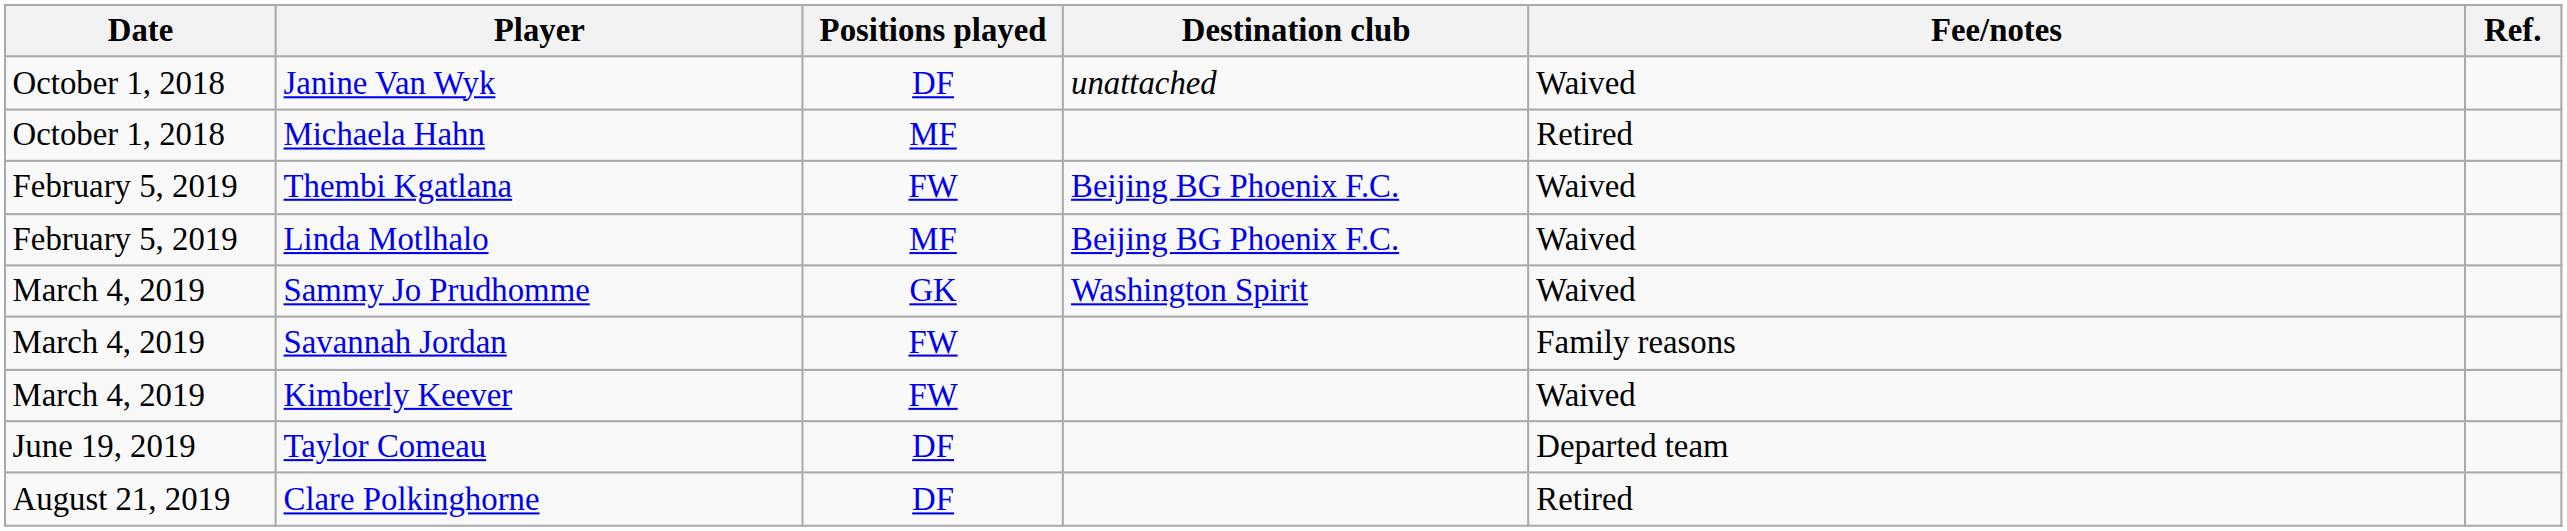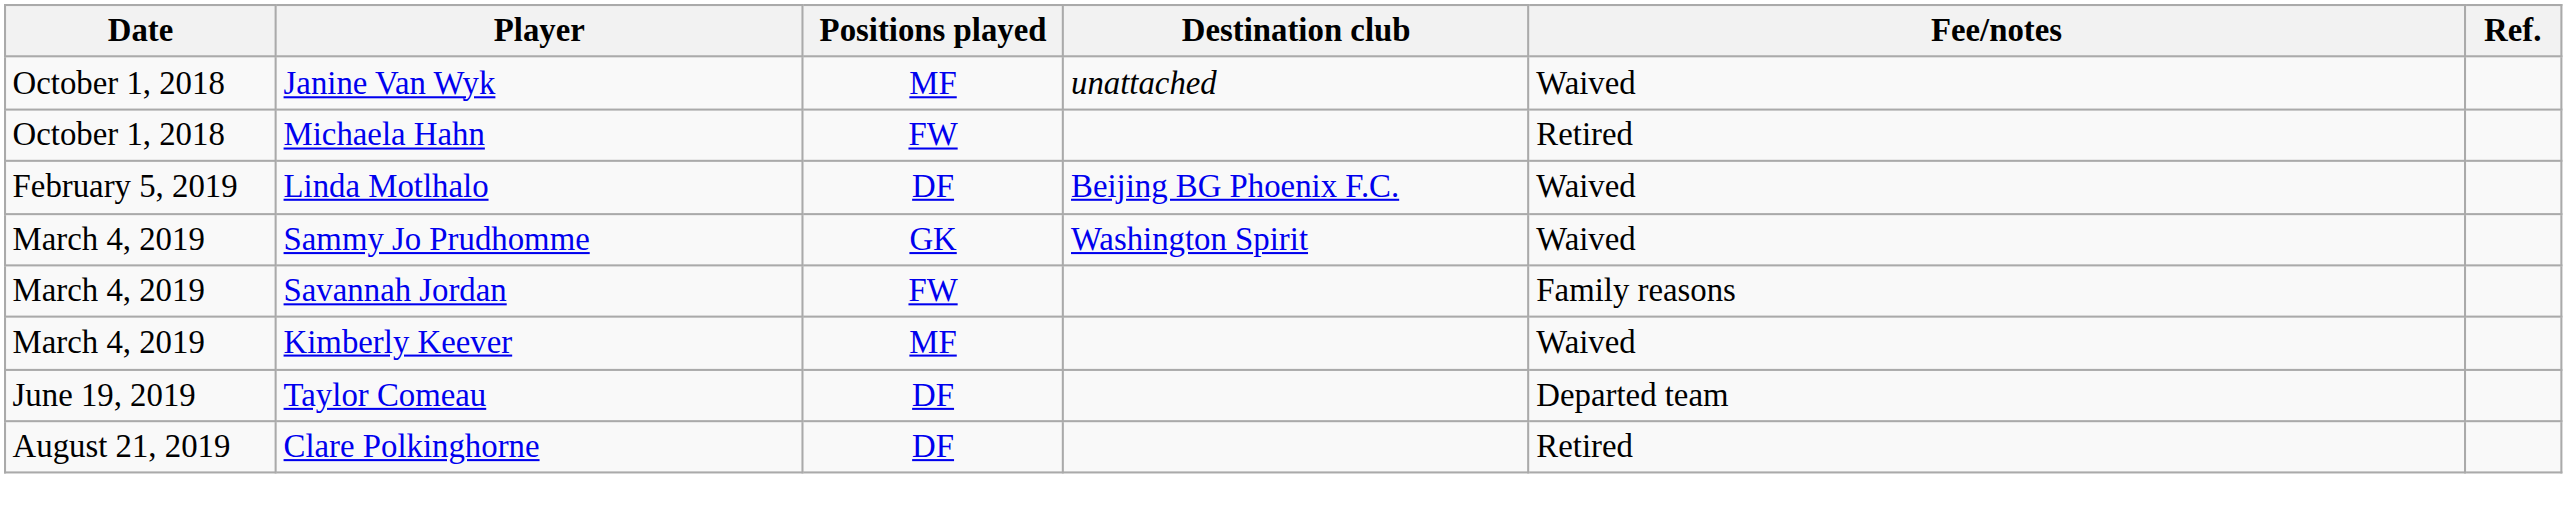(933, 82) DF -> (933, 82) MF
(933, 134) MF -> (933, 134) FW
- row: (398, 186)
(933, 238) MF -> (933, 186) DF
(933, 394) FW -> (933, 342) MF
